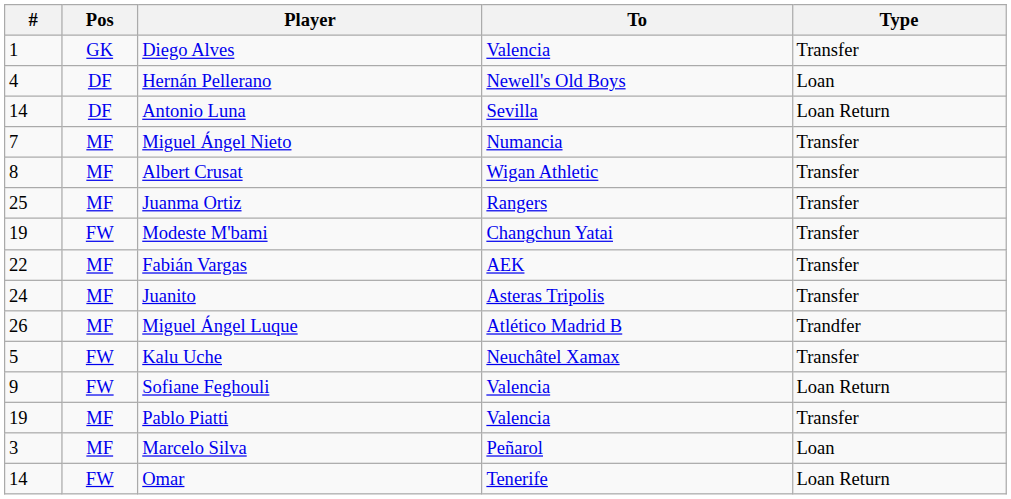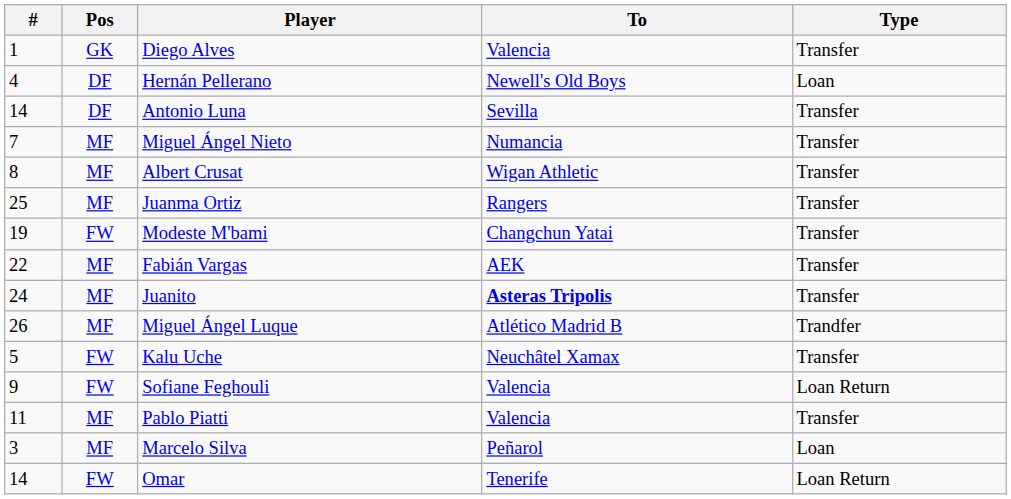(843, 111) Loan Return -> (828, 111) Transfer
(545, 295) normal -> (549, 295) bold
(18, 417) 19 -> (18, 417) 11
